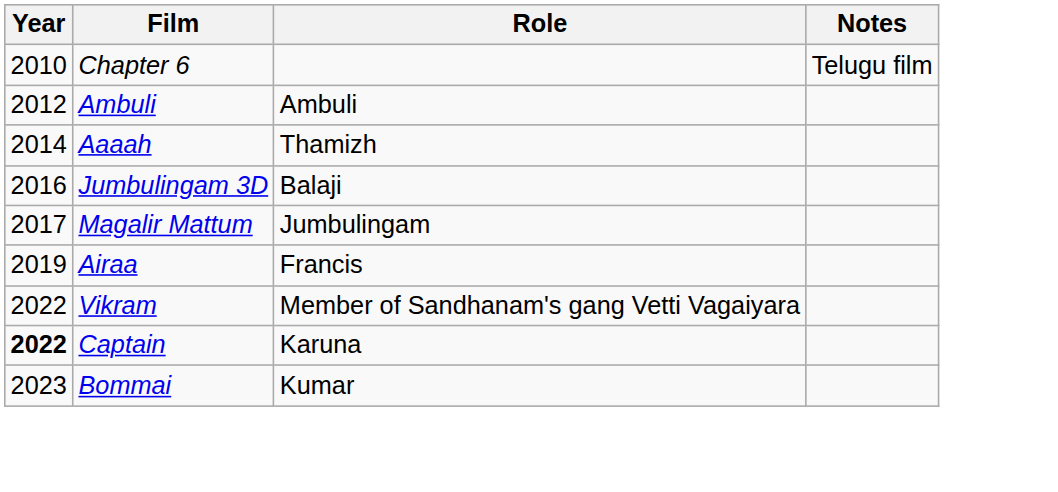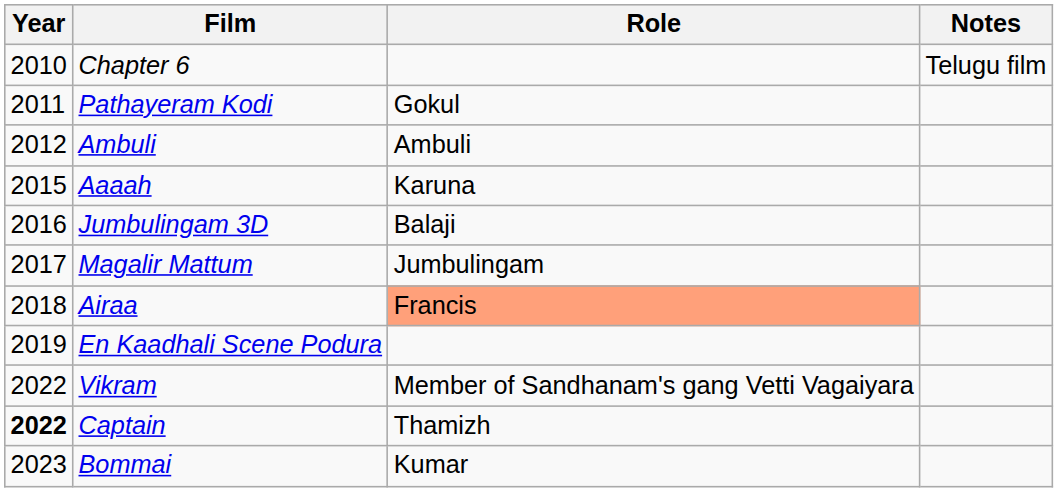+ row: (175, 104)
(39, 144) 2014 -> (39, 184) 2015
(328, 144) Thamizh -> (435, 184) Karuna
(39, 265) 2019 -> (39, 305) 2018
(321, 265) no background -> (435, 305) lightsalmon background
+ row: (230, 345)
(321, 345) Karuna -> (442, 425) Thamizh
